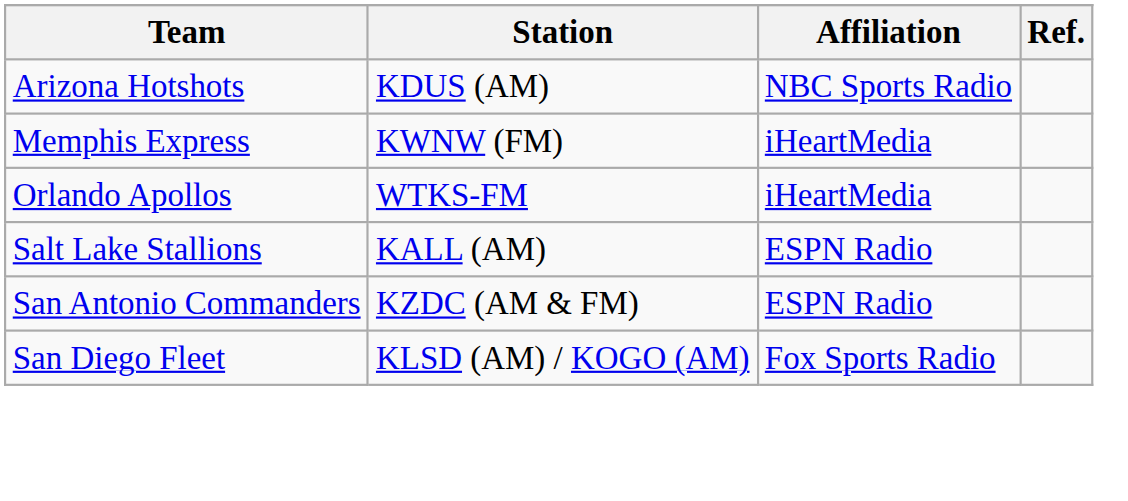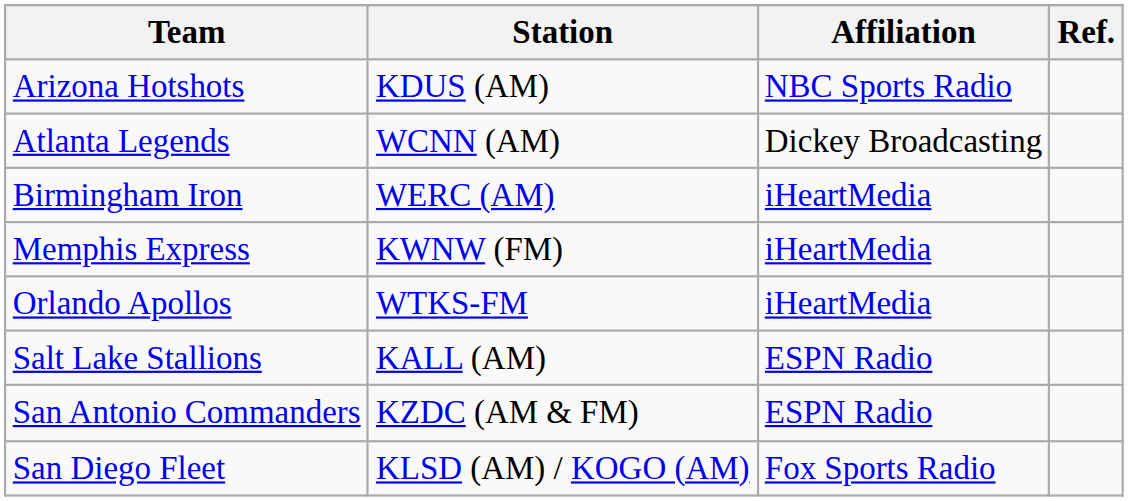+ row: (121, 140)
+ row: (128, 195)
